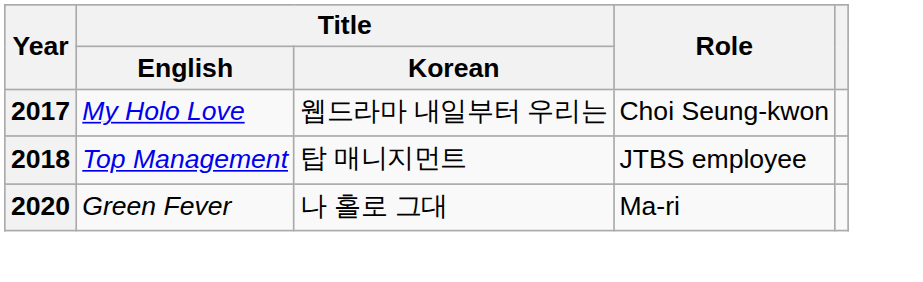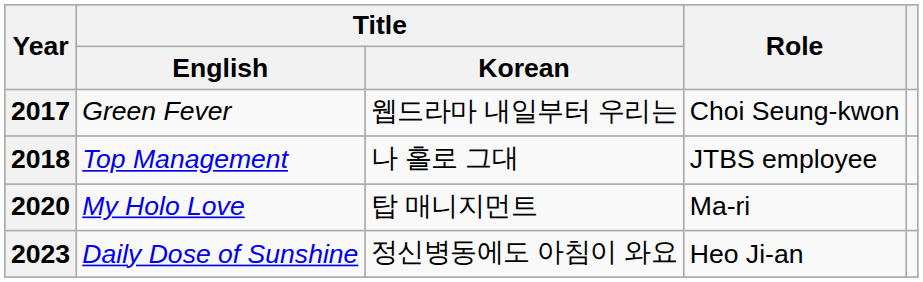(163, 112) My Holo Love -> (157, 112) Green Fever
(384, 158) 탑 매니지먼트 -> (444, 158) 나 홀로 그대
(157, 206) Green Fever -> (163, 206) My Holo Love
(374, 205) 나 홀로 그대 -> (454, 205) 탑 매니지먼트
+ row: (40, 253)
